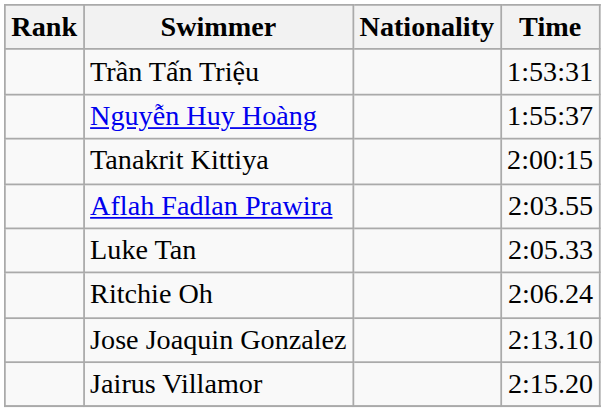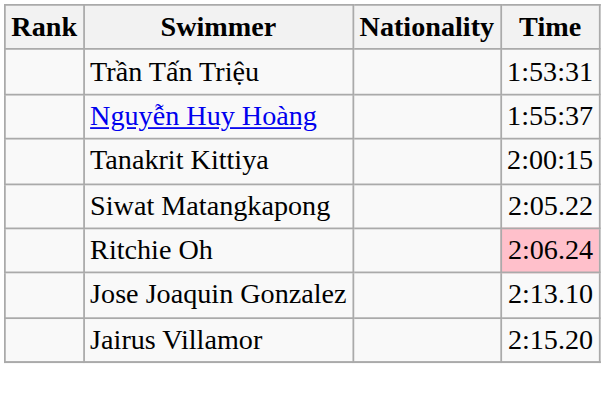- row: (211, 205)
+ row: (210, 205)
- row: (143, 250)
(551, 294) no background -> (551, 250) pink background
